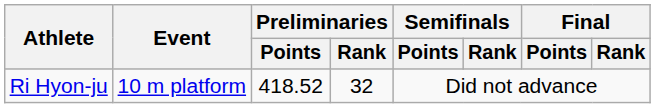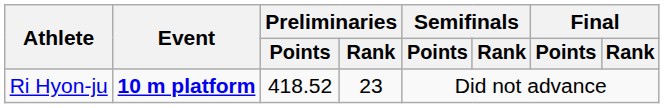(182, 86) normal -> (186, 86) bold
(362, 86) 32 -> (371, 86) 23
